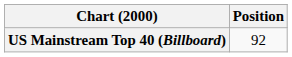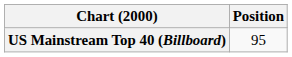(258, 39) 92 -> (258, 39) 95
